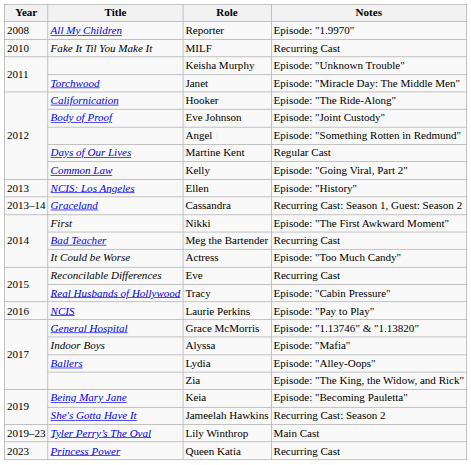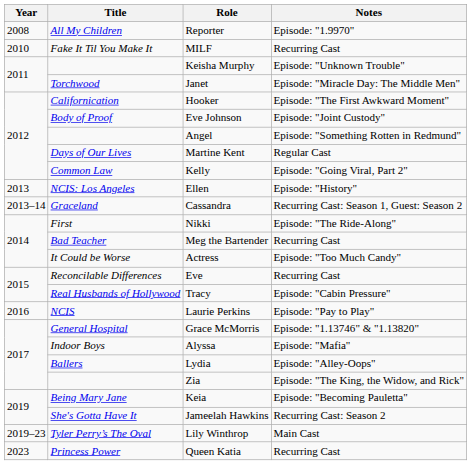(335, 100) Episode: "The Ride-Along" -> (361, 100) Episode: "The First Awkward Moment"
(361, 223) Episode: "The First Awkward Moment" -> (335, 223) Episode: "The Ride-Along"
